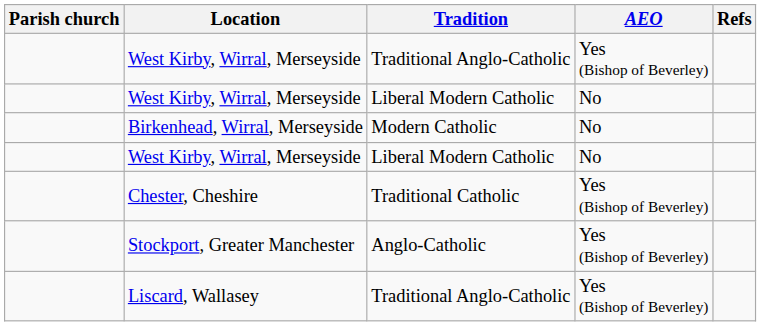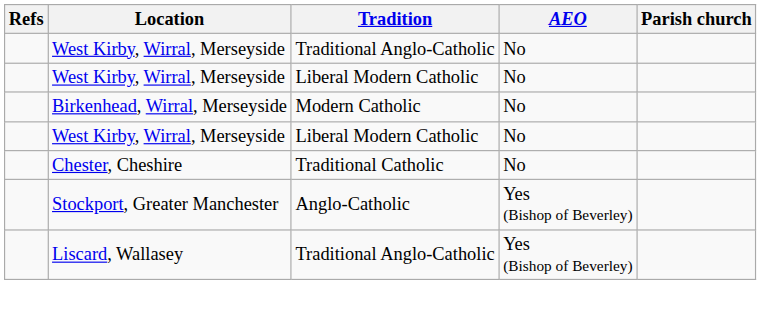columns swapped: (64, 19) <-> (734, 19)
(644, 58) Yes (Bishop of Beverley) -> (514, 48) No
(644, 196) Yes (Bishop of Beverley) -> (514, 164) No
